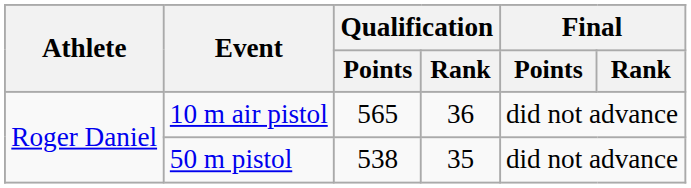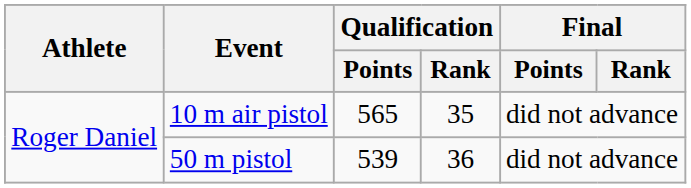(460, 114) 36 -> (460, 114) 35
(378, 159) 538 -> (378, 159) 539
(460, 159) 35 -> (460, 159) 36
